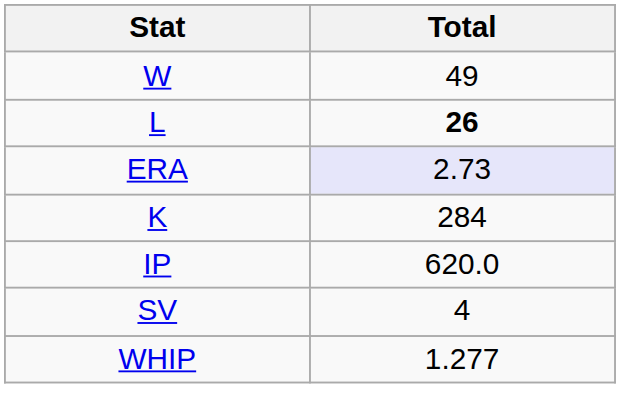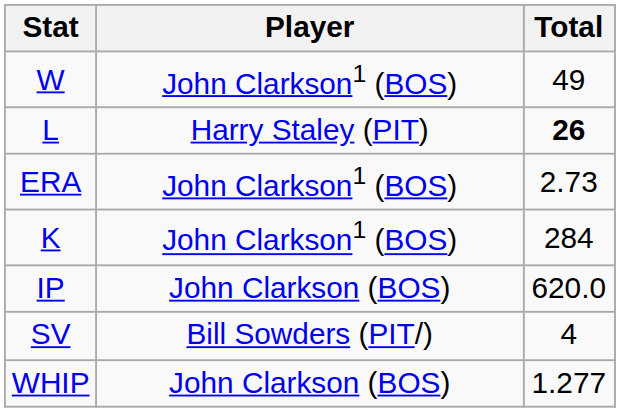+ column: (310, 28)
(462, 169) lavender background -> (569, 181) no background
